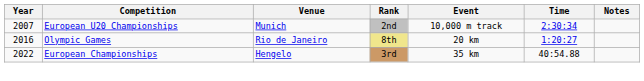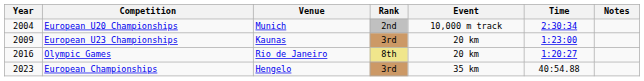(23, 26) 2007 -> (23, 26) 2004
+ row: (111, 40)
(23, 54) 2022 -> (23, 69) 2023
